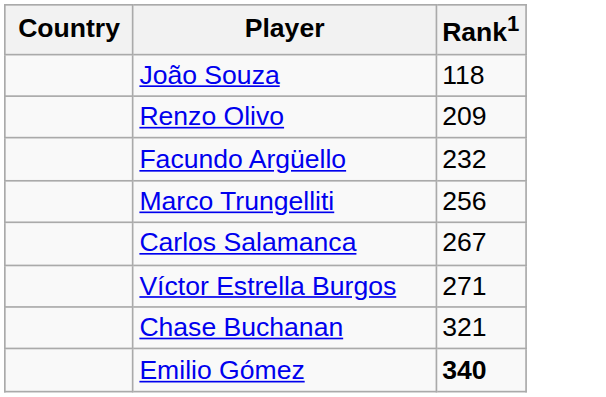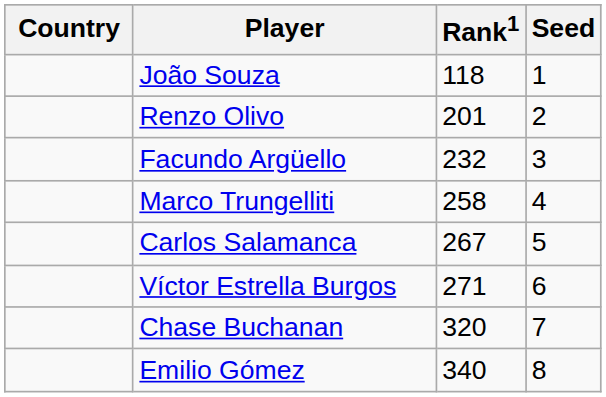+ column: (563, 29)
(464, 116) 209 -> (464, 116) 201
(464, 201) 256 -> (464, 201) 258
(464, 327) 321 -> (464, 327) 320
(464, 369) bold -> (464, 369) normal
